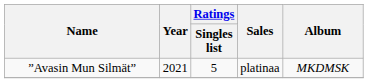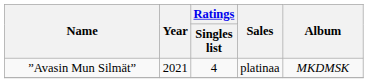(214, 68) 5 -> (214, 68) 4
